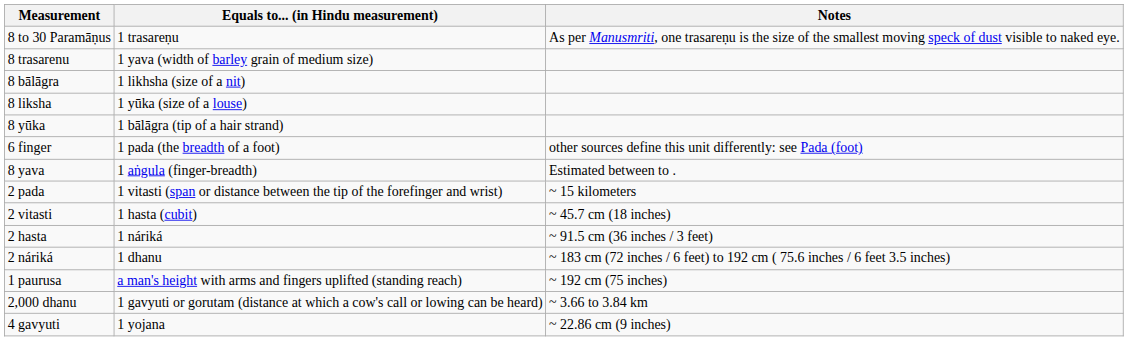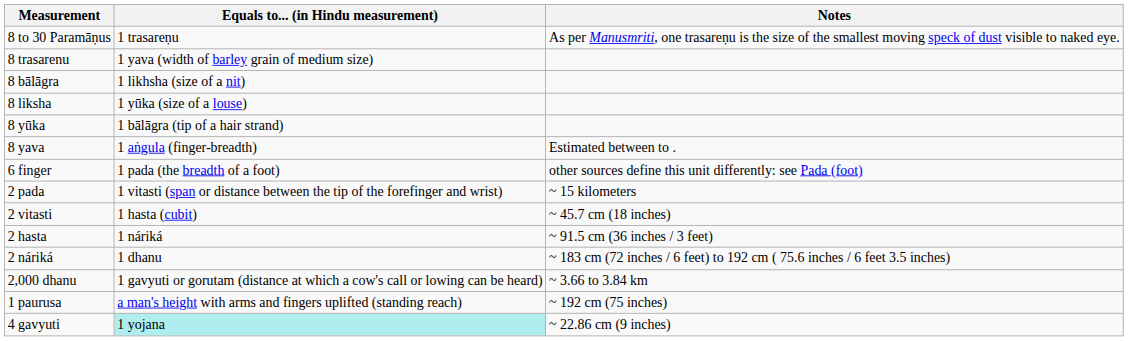rows swapped: (26, 170) <-> (29, 147)
rows swapped: (35, 280) <-> (42, 302)
(141, 324) no background -> (141, 324) paleturquoise background
